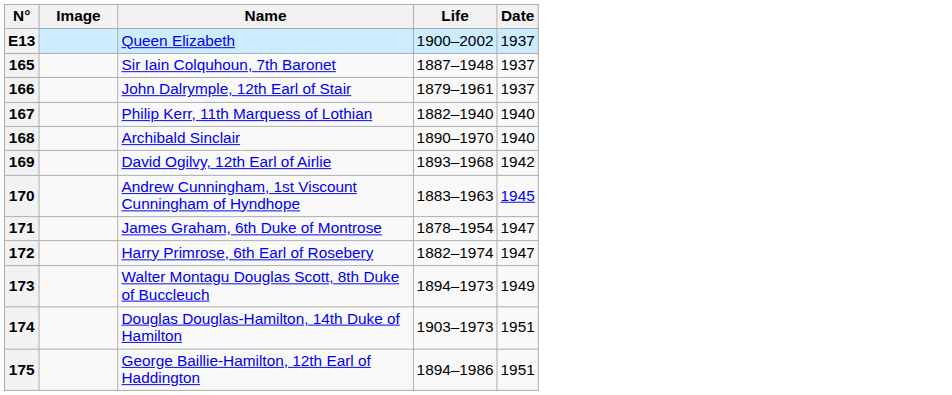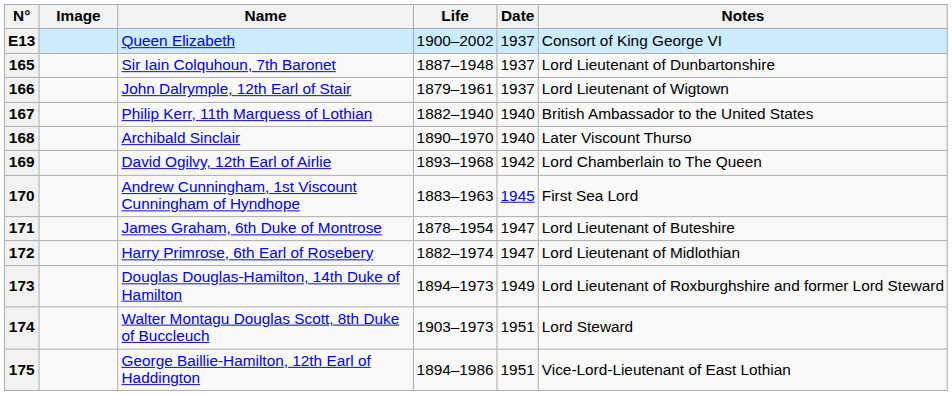+ column: (743, 16)
(260, 286) Walter Montagu Douglas Scott, 8th Duke of Buccleuch -> (261, 286) Douglas Douglas-Hamilton, 14th Duke of Hamilton
(261, 327) Douglas Douglas-Hamilton, 14th Duke of Hamilton -> (260, 327) Walter Montagu Douglas Scott, 8th Duke of Buccleuch
